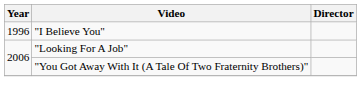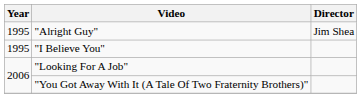+ row: (66, 31)
(18, 31) 1996 -> (18, 48) 1995
